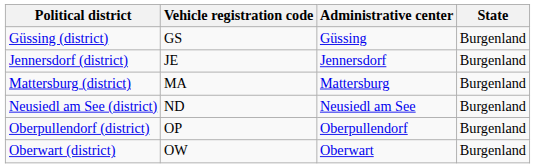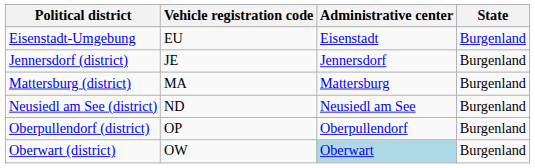+ row: (72, 38)
- row: (59, 38)
(347, 151) no background -> (347, 151) lightblue background
